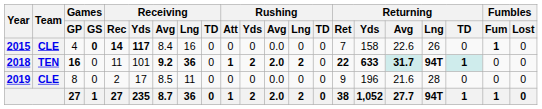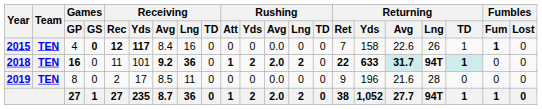(49, 46) CLE -> (49, 46) TEN
(117, 46) 14 -> (117, 46) 12
(464, 46) 0 -> (464, 46) 1
(49, 79) CLE -> (49, 79) TEN
